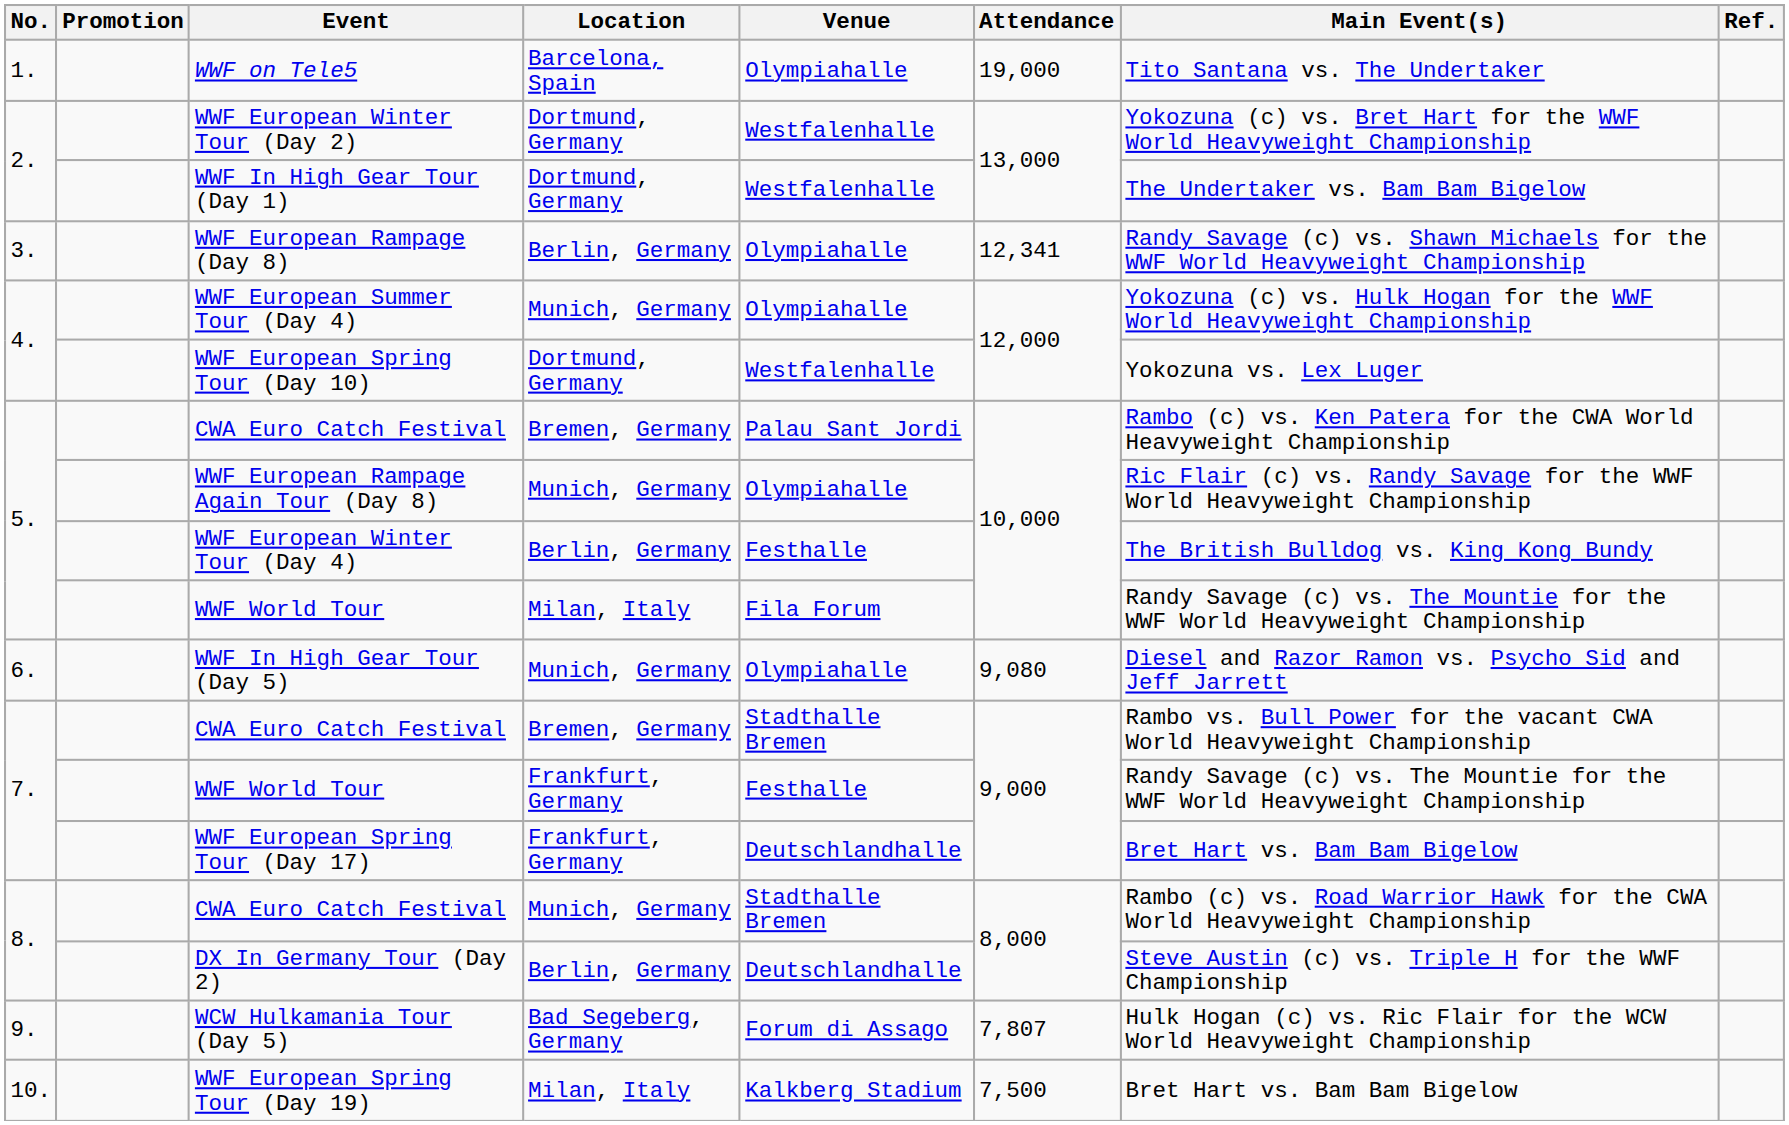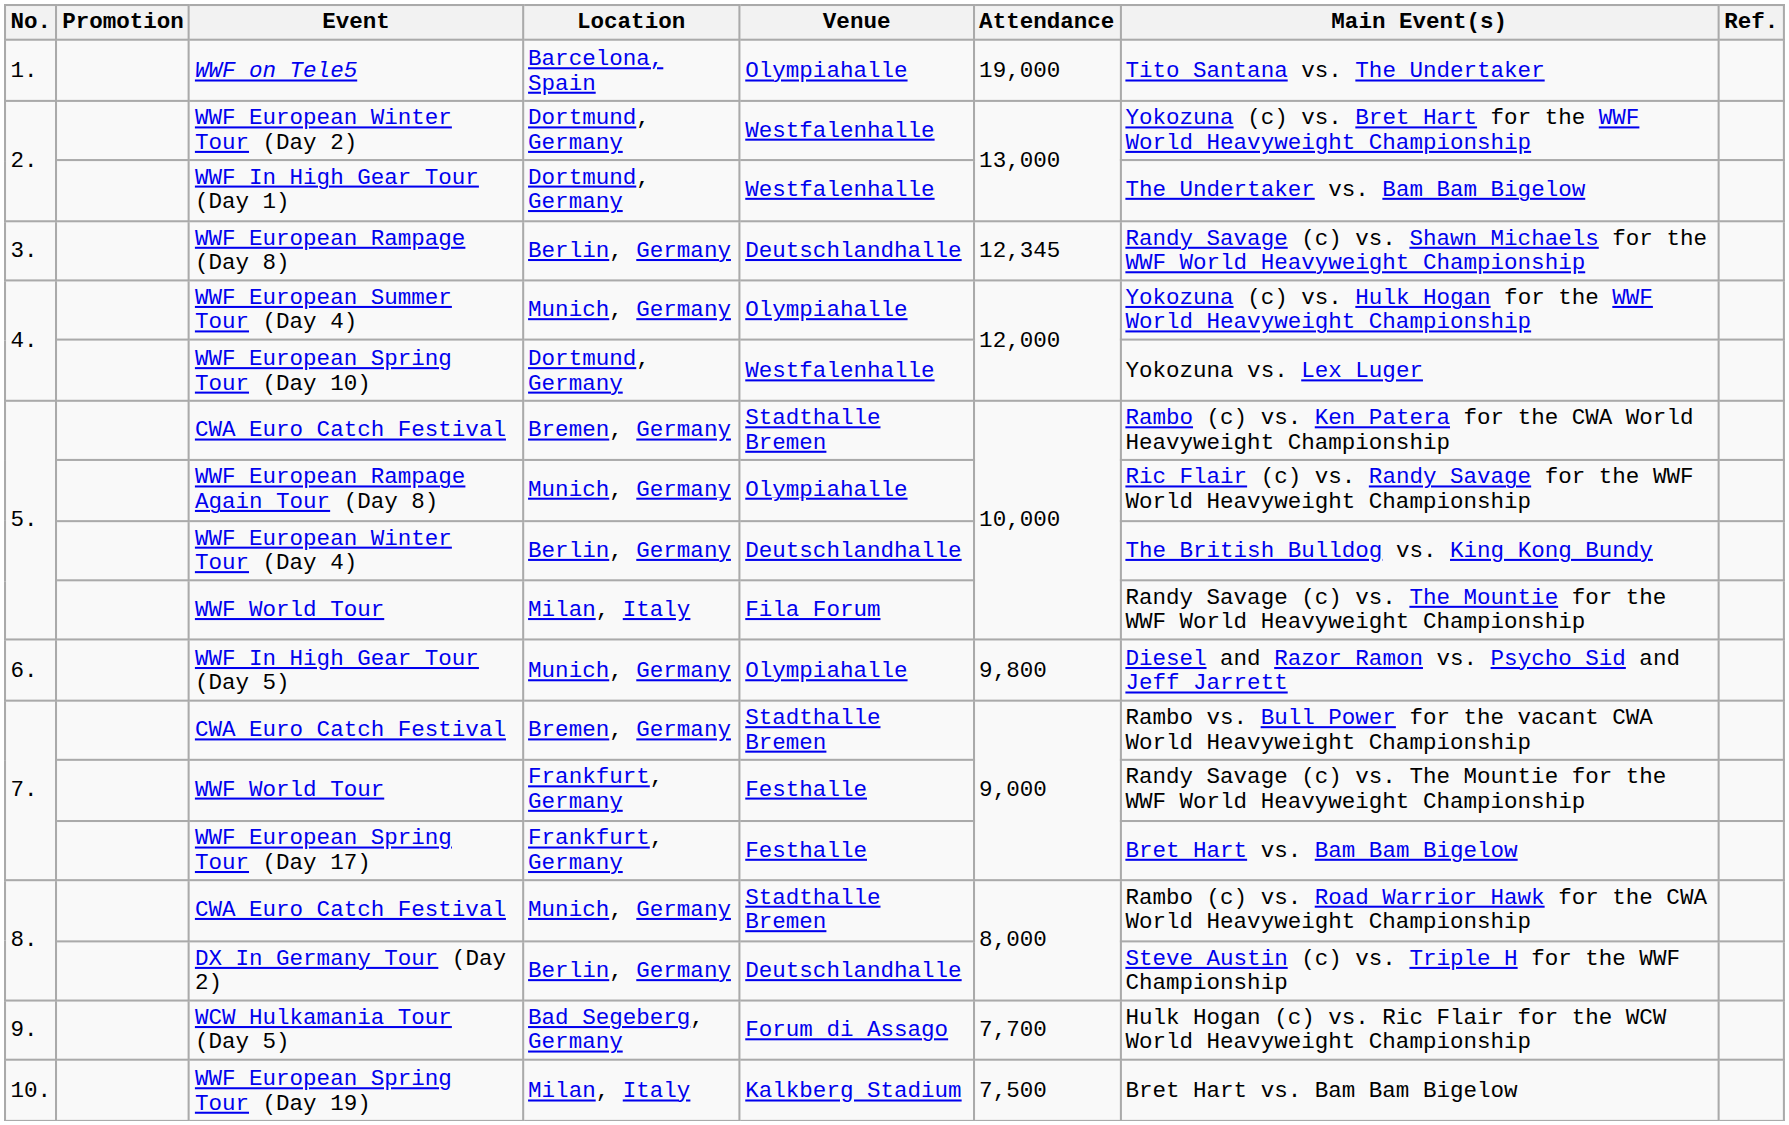(826, 251) Olympiahalle -> (853, 251) Deutschlandhalle
(1020, 251) 12,341 -> (1020, 251) 12,345
(853, 431) Palau Sant Jordi -> (813, 431) Stadthalle Bremen
(806, 550) Festhalle -> (853, 550) Deutschlandhalle
(1013, 670) 9,080 -> (1013, 670) 9,800
(853, 850) Deutschlandhalle -> (806, 850) Festhalle
(1013, 1030) 7,807 -> (1013, 1030) 7,700
